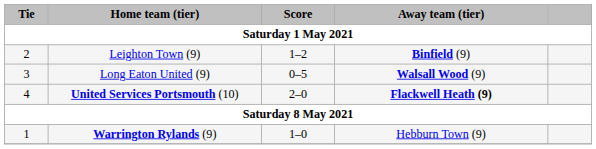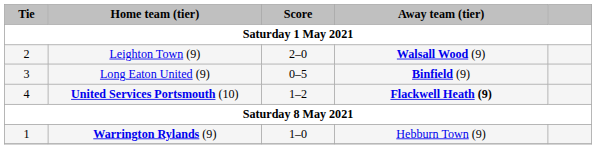(298, 54) 1–2 -> (298, 54) 2–0
(441, 54) Binfield (9) -> (441, 54) Walsall Wood (9)
(441, 74) Walsall Wood (9) -> (441, 74) Binfield (9)
(298, 94) 2–0 -> (298, 94) 1–2
